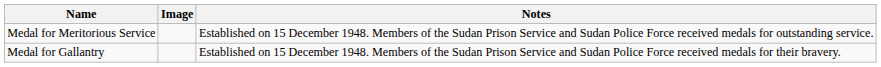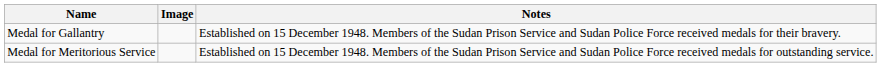rows swapped: (56, 52) <-> (81, 33)
